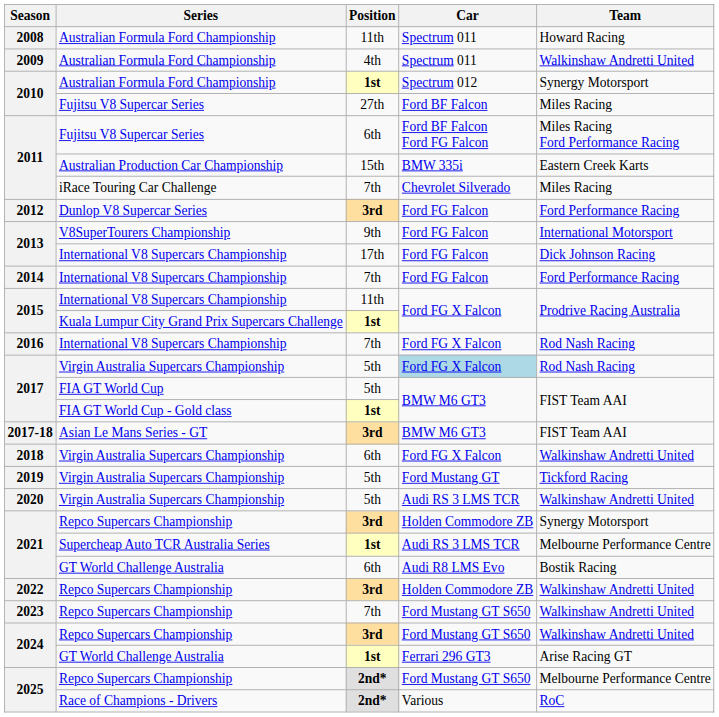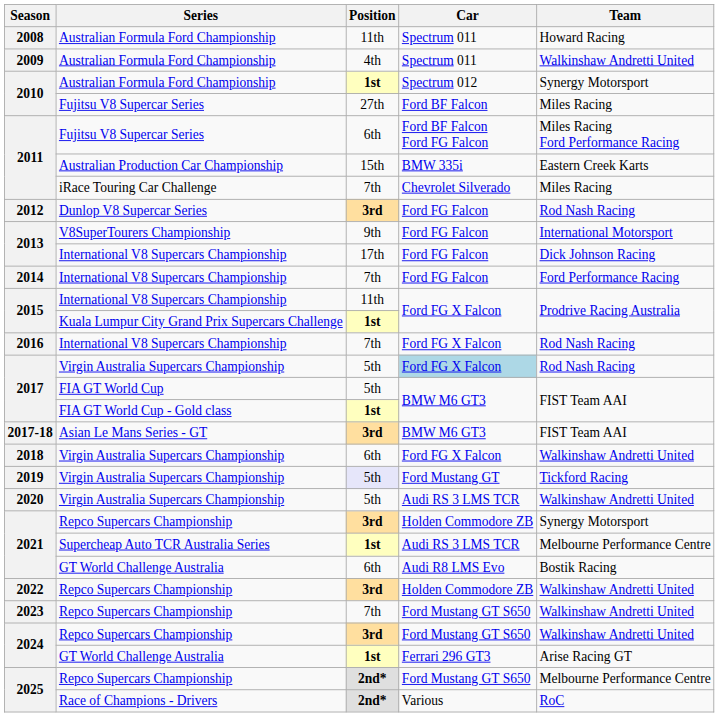(609, 210) Ford Performance Racing -> (587, 210) Rod Nash Racing
(372, 477) no background -> (372, 477) lavender background
